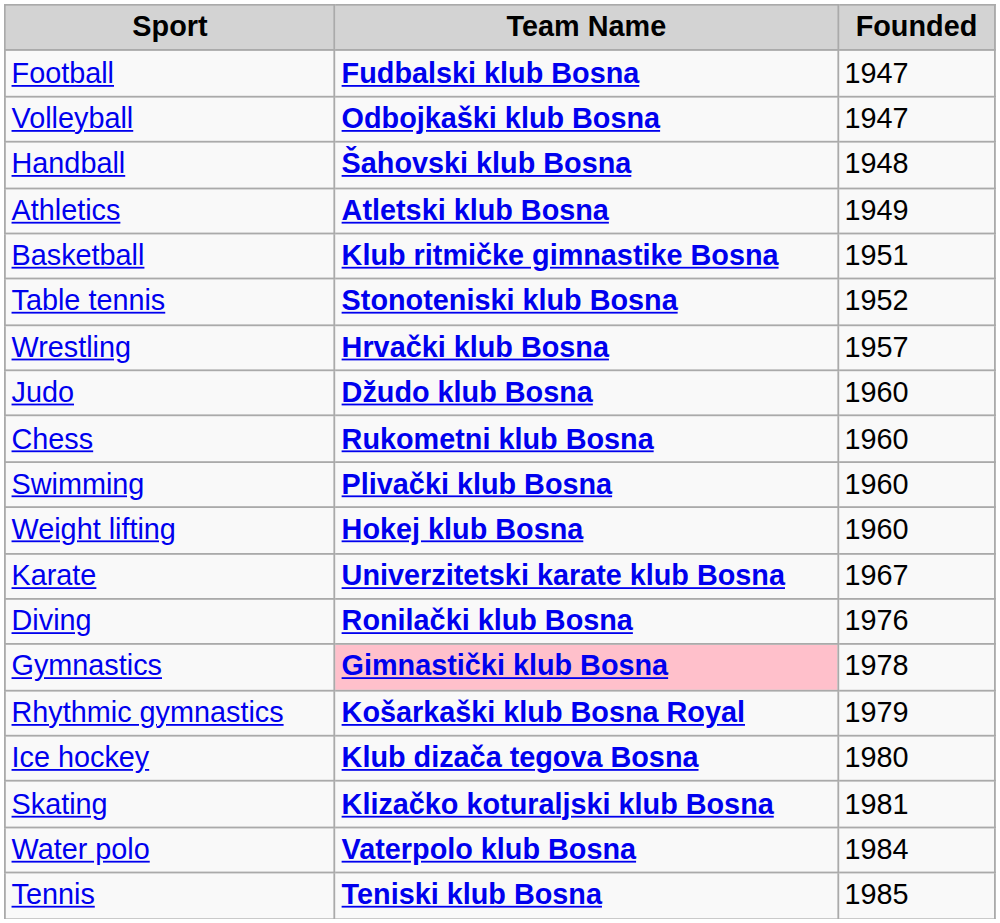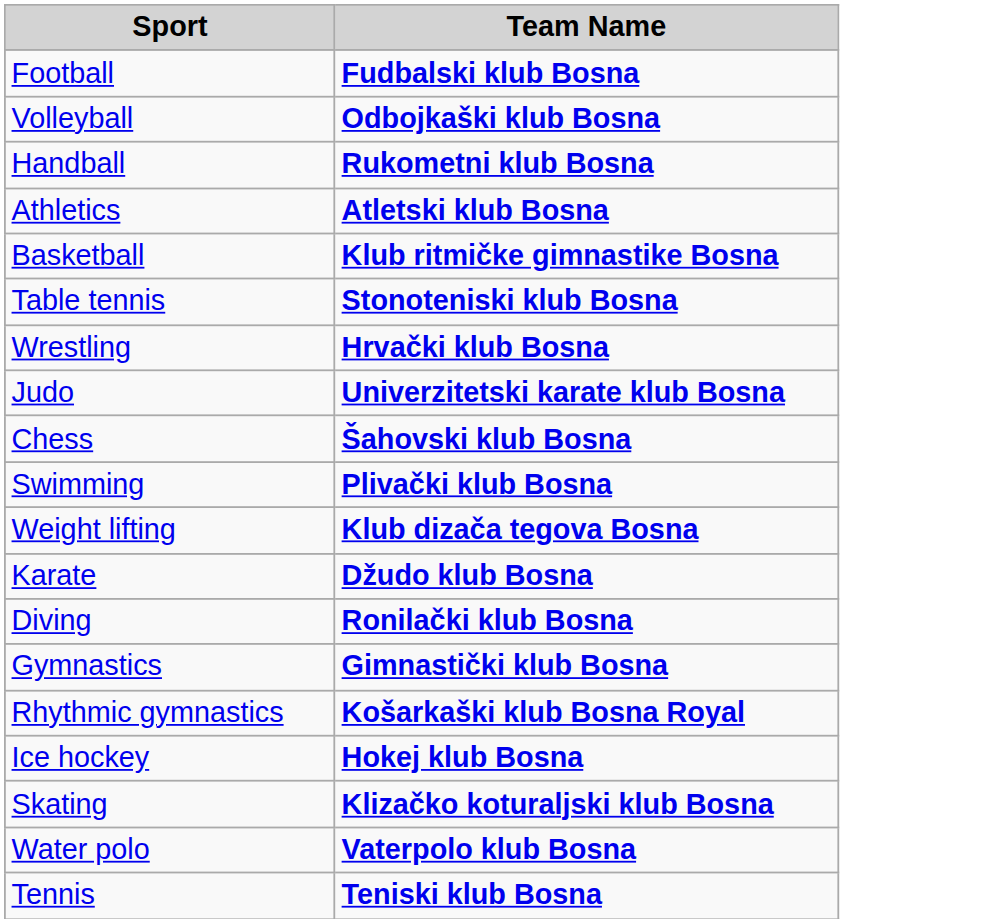- column: (916, 27)
(486, 164) Šahovski klub Bosna -> (498, 164) Rukometni klub Bosna
(467, 392) Džudo klub Bosna -> (563, 392) Univerzitetski karate klub Bosna
(498, 438) Rukometni klub Bosna -> (486, 438) Šahovski klub Bosna
(462, 529) Hokej klub Bosna -> (520, 529) Klub dizača tegova Bosna
(563, 575) Univerzitetski karate klub Bosna -> (467, 575) Džudo klub Bosna
(505, 666) pink background -> (505, 666) no background
(520, 758) Klub dizača tegova Bosna -> (462, 758) Hokej klub Bosna
